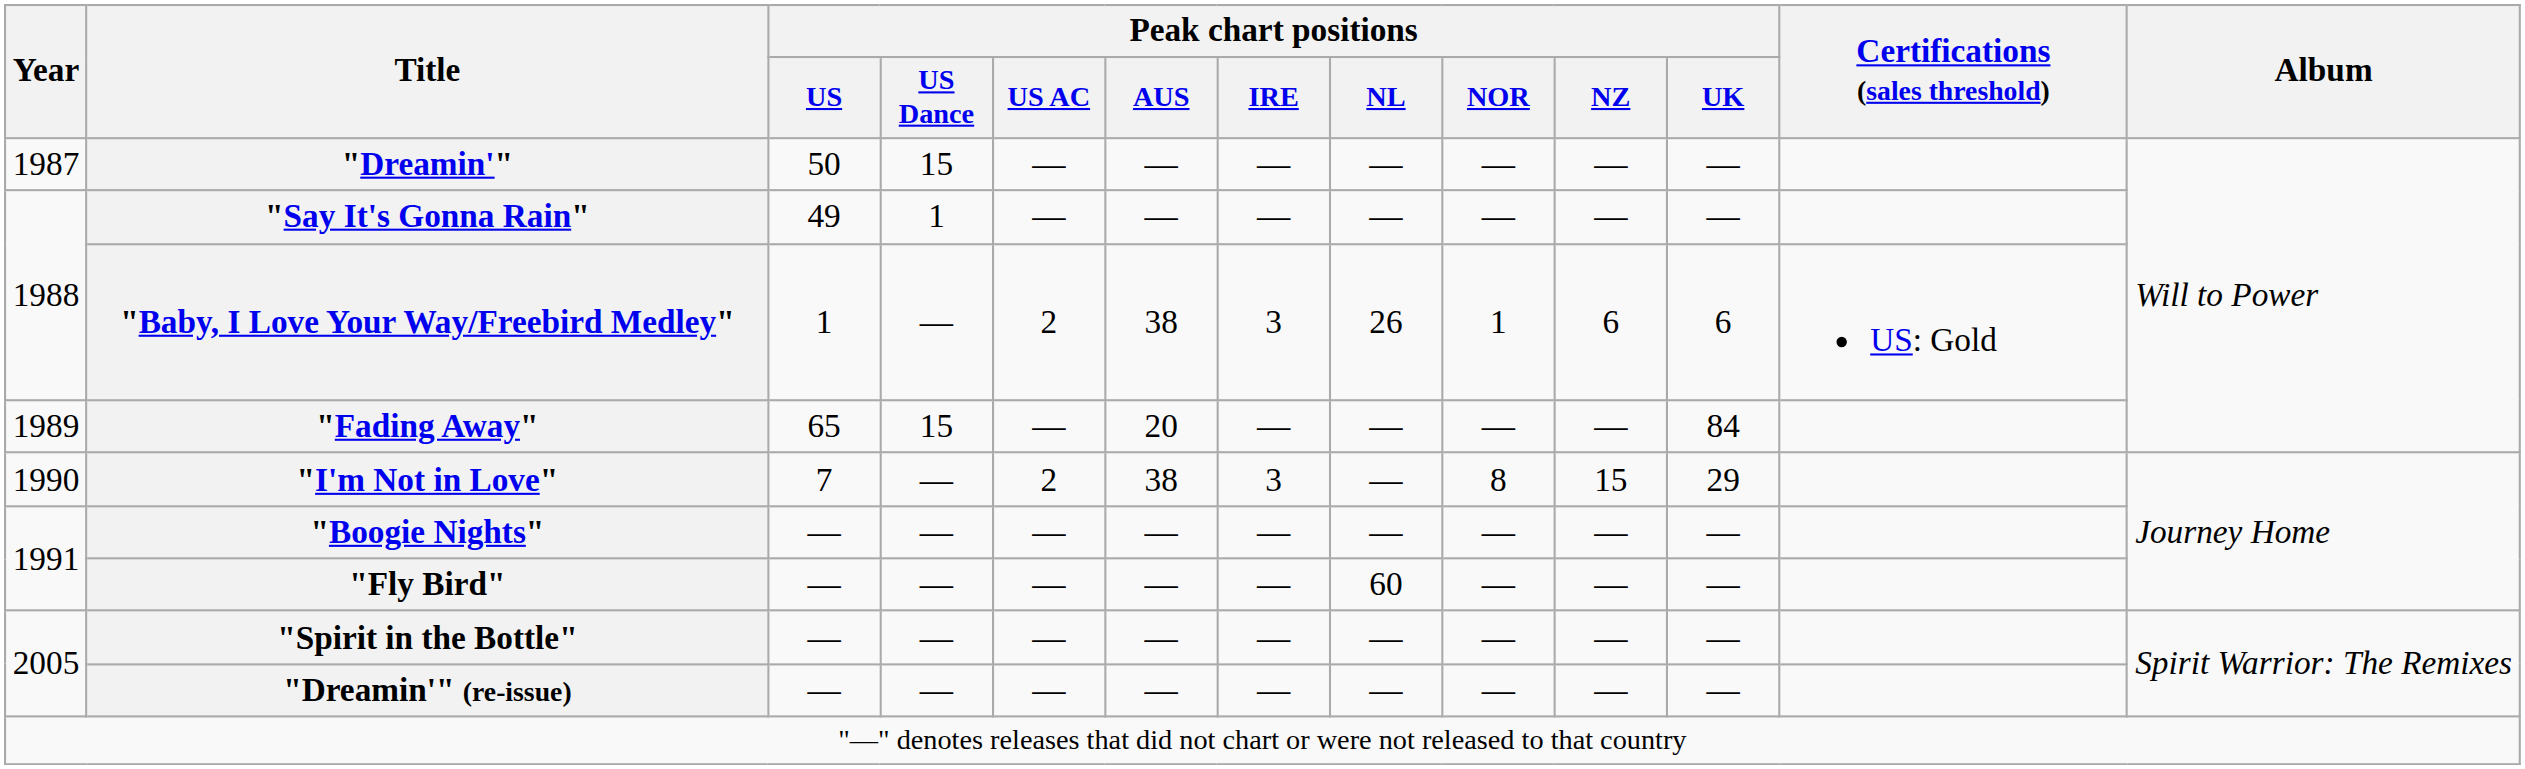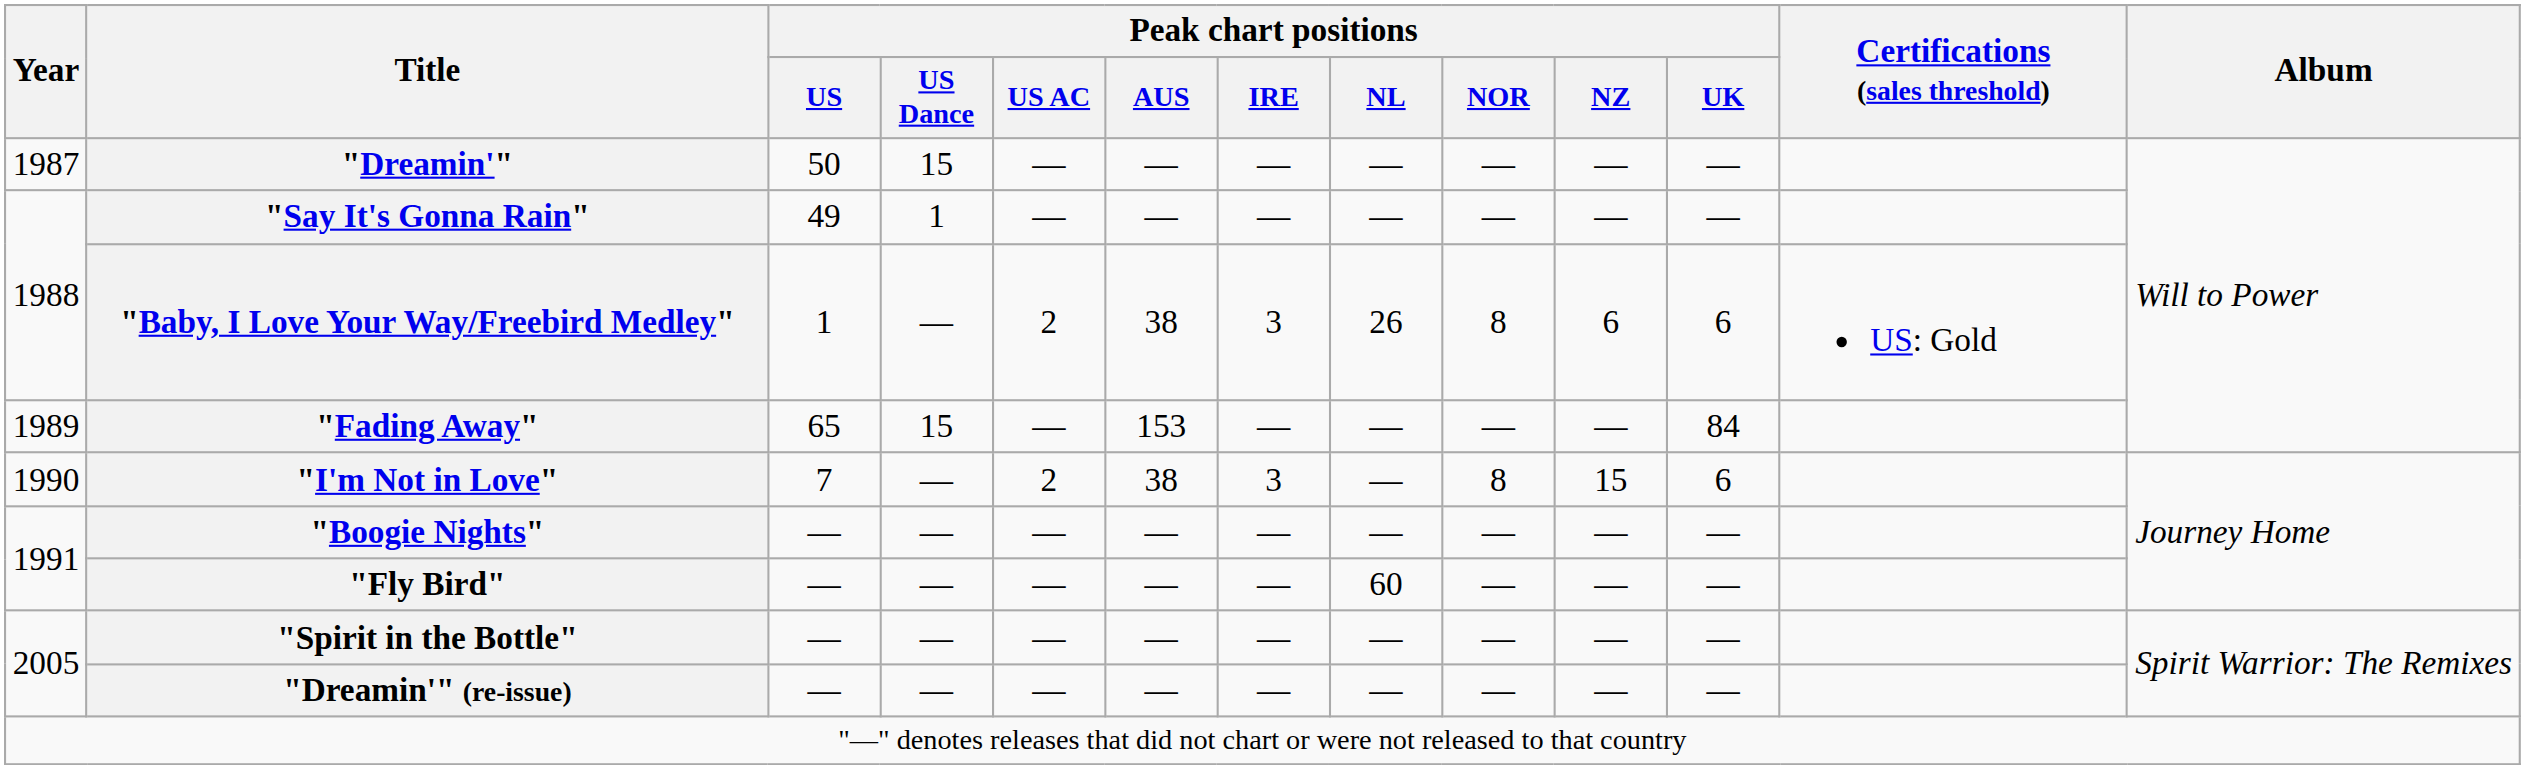(1498, 321) 1 -> (1498, 321) 8
(1161, 425) 20 -> (1161, 425) 153
(1723, 478) 29 -> (1723, 478) 6
